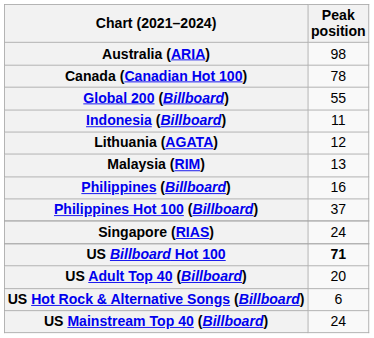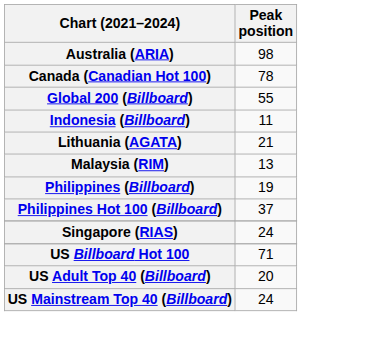(338, 143) 12 -> (266, 143) 21
(338, 187) 16 -> (266, 187) 19
(338, 254) bold -> (266, 254) normal
- row: (156, 299)
